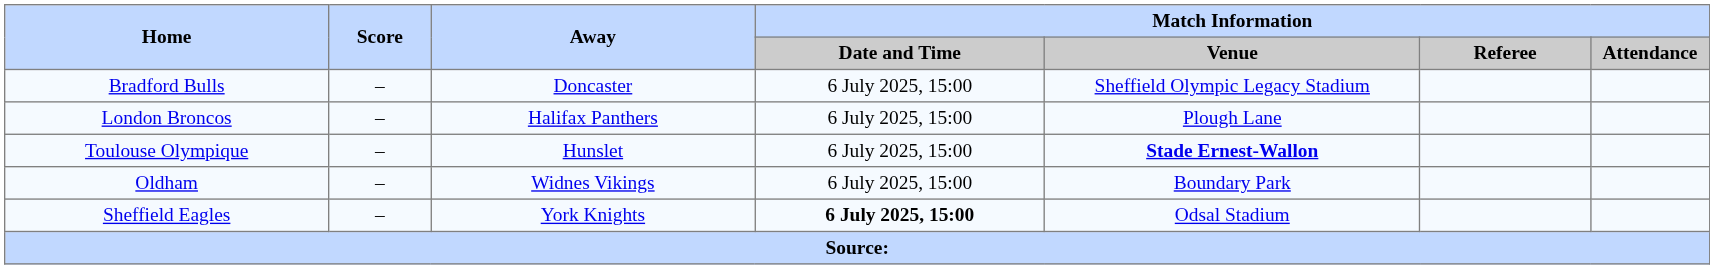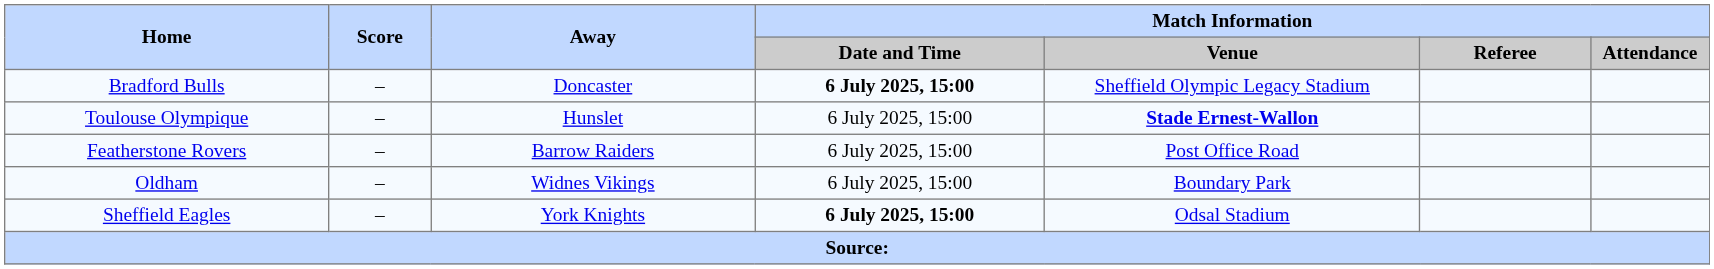(900, 85) normal -> (900, 85) bold
- row: (167, 117)
+ row: (167, 150)
